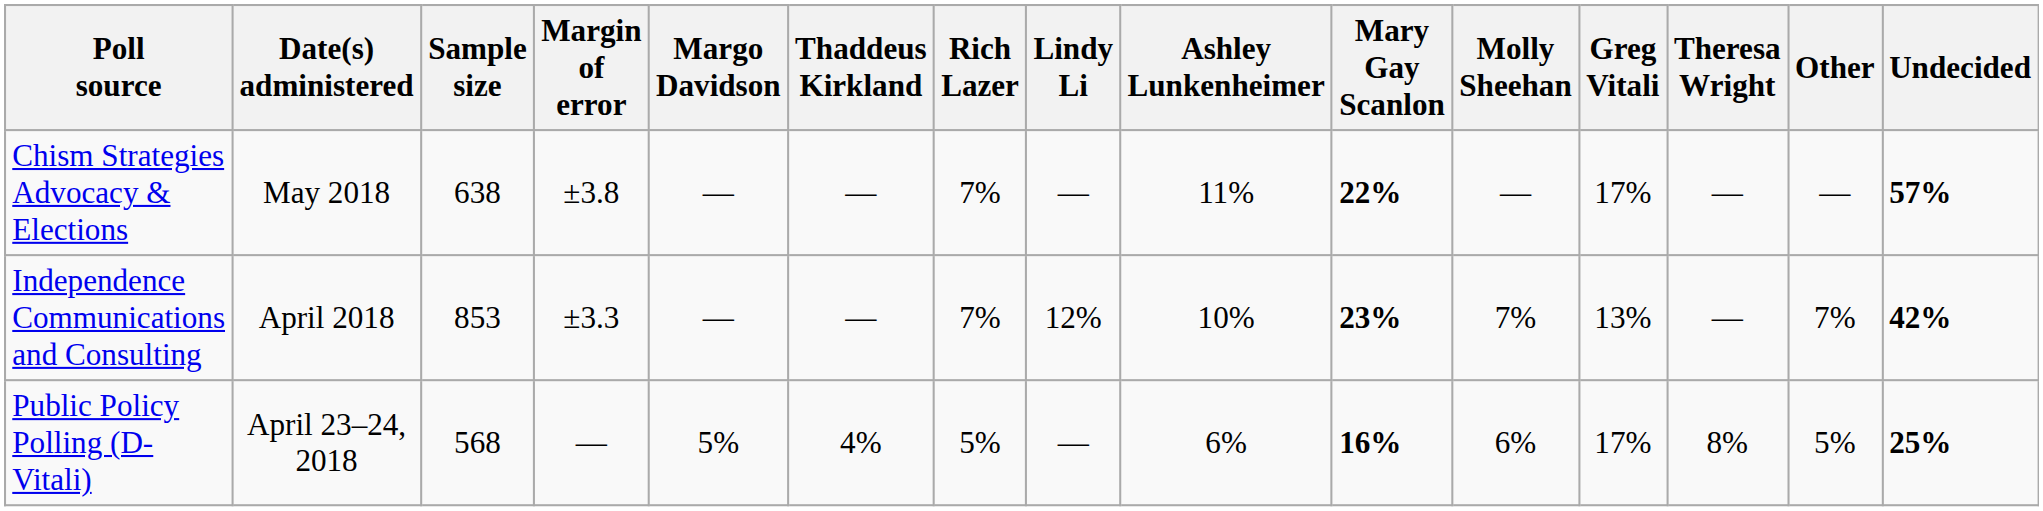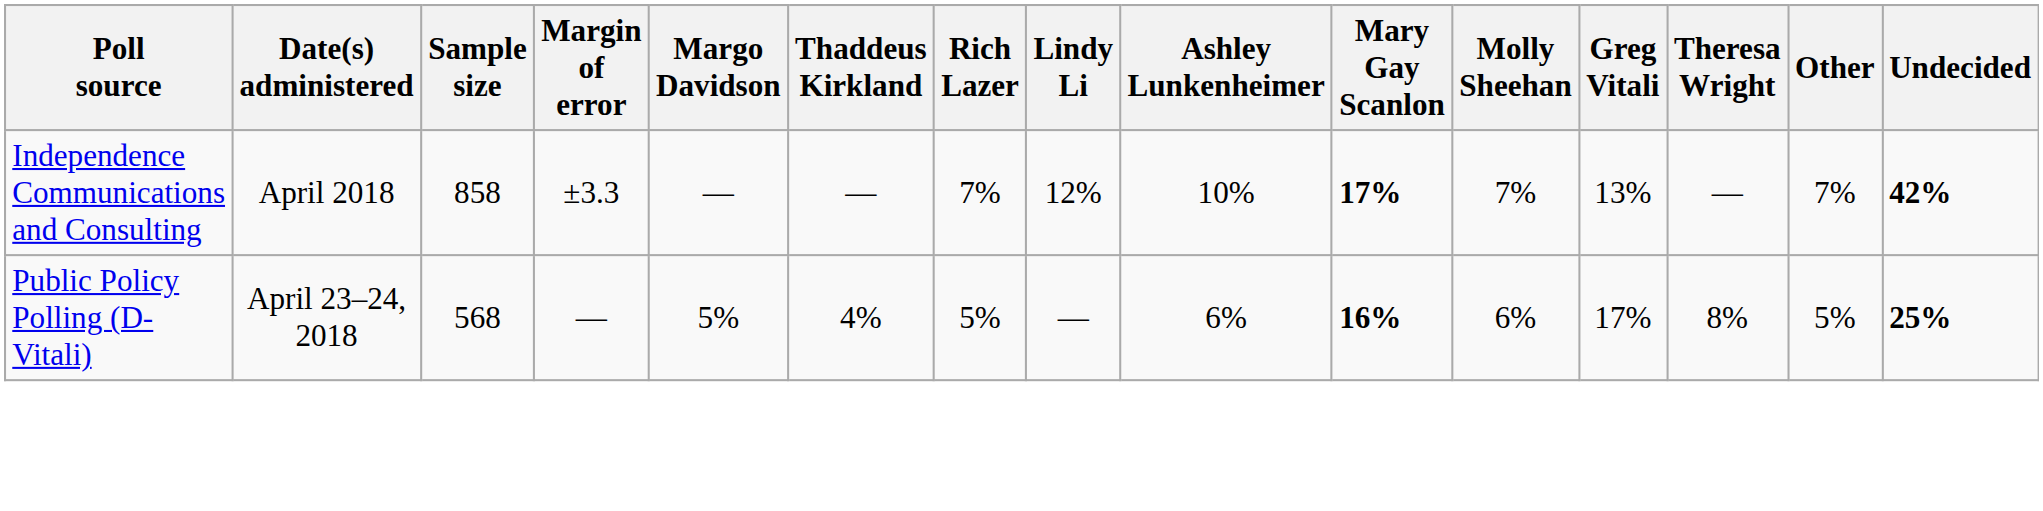- row: (118, 192)
(477, 317) 853 -> (477, 192) 858
(1370, 317) 23% -> (1370, 192) 17%
